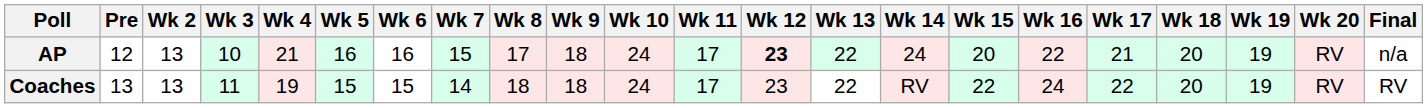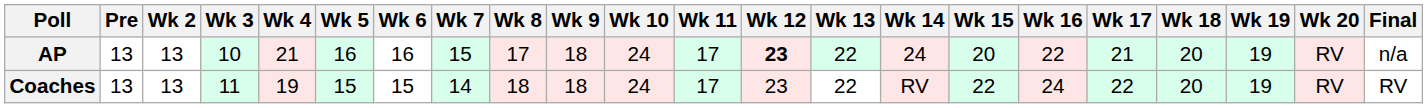(122, 53) 12 -> (122, 53) 13
